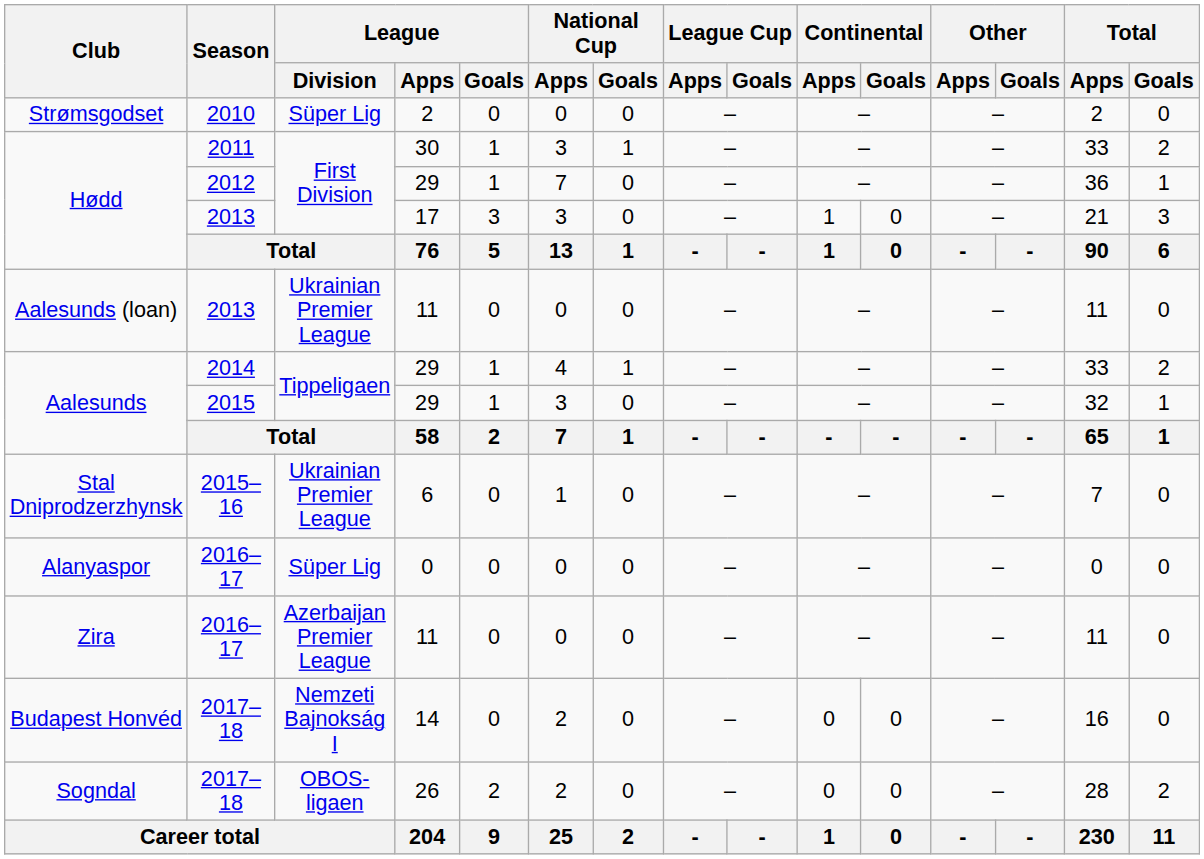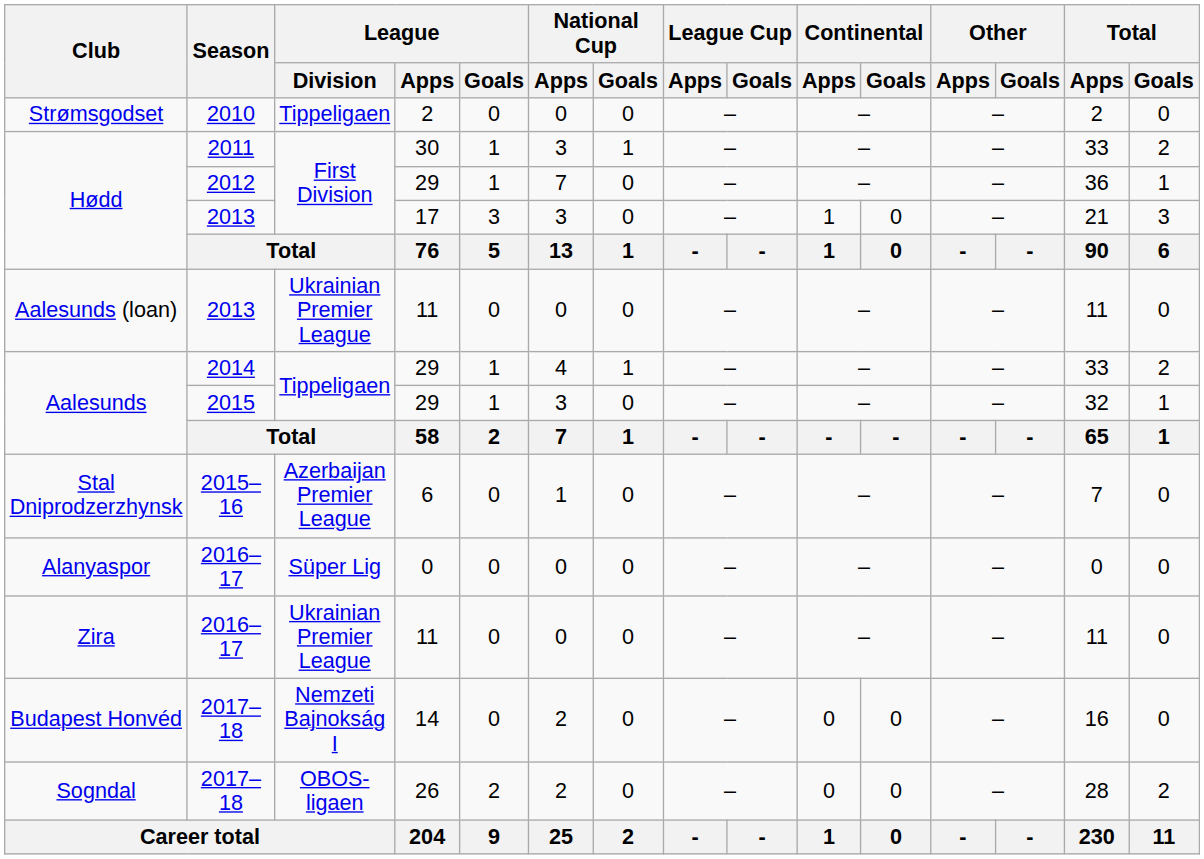(335, 114) Süper Lig -> (335, 114) Tippeligaen
(335, 495) Ukrainian Premier League -> (335, 495) Azerbaijan Premier League
(335, 637) Azerbaijan Premier League -> (335, 637) Ukrainian Premier League
